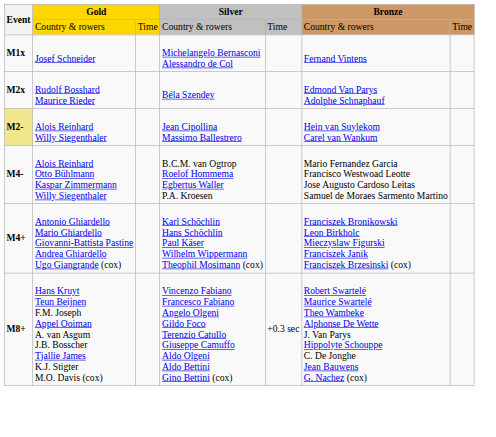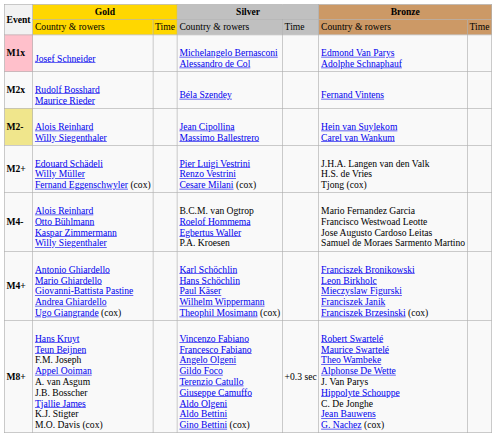(16, 53) no background -> (16, 53) pink background
(335, 58) Fernand Vintens -> (362, 58) Edmond Van Parys Adolphe Schnaphauf
(344, 95) Edmond Van Parys Adolphe Schnaphauf -> (353, 95) Fernand Vintens
+ row: (93, 174)
